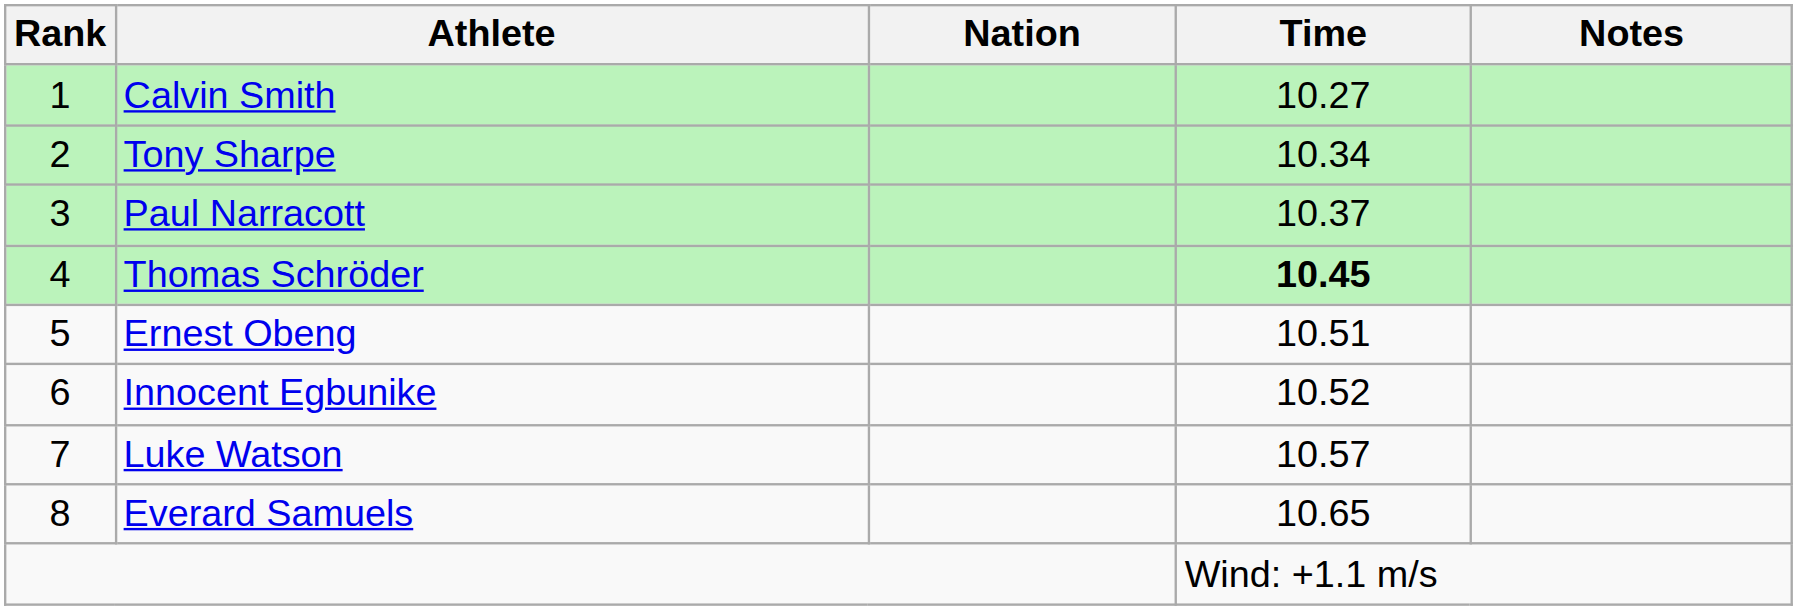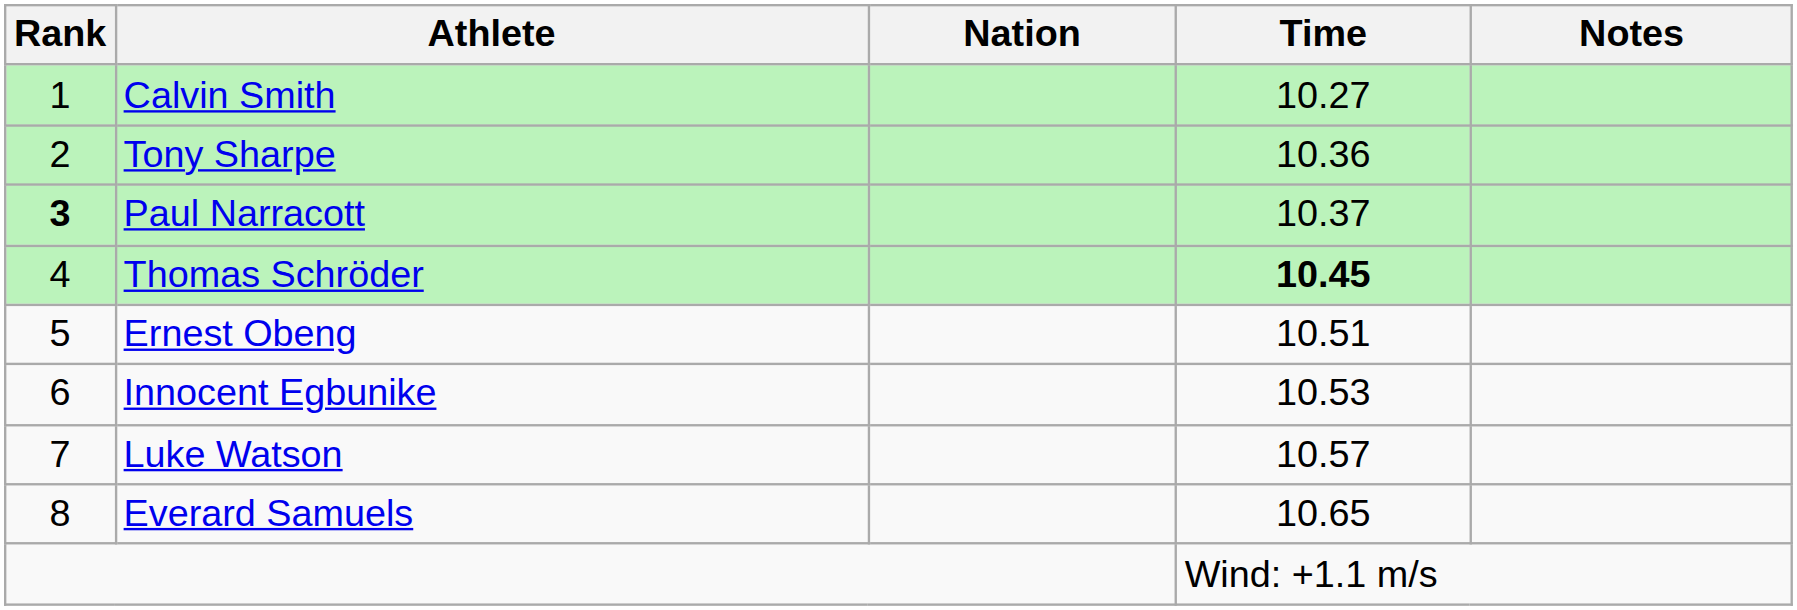(1323, 154) 10.34 -> (1323, 154) 10.36
(60, 214) normal -> (60, 214) bold
(1323, 393) 10.52 -> (1323, 393) 10.53
